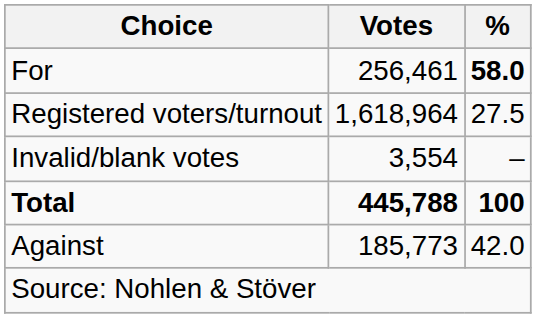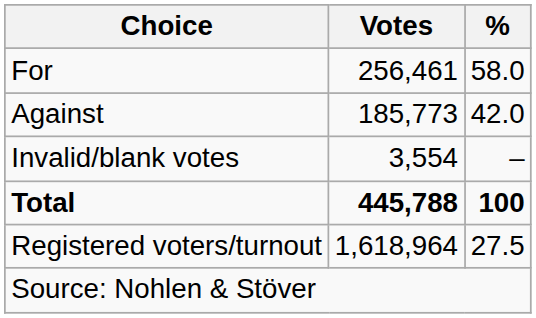(498, 70) bold -> (498, 70) normal
rows swapped: (57, 245) <-> (167, 114)
